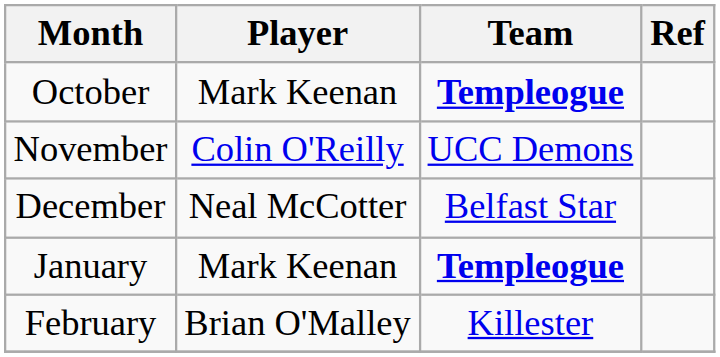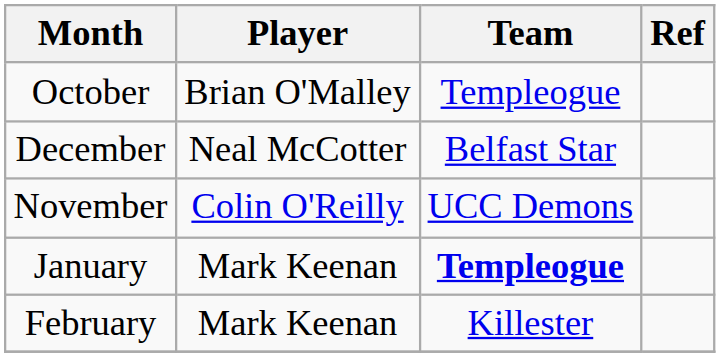(298, 91) Mark Keenan -> (298, 91) Brian O'Malley
(530, 91) bold -> (530, 91) normal
rows swapped: (91, 149) <-> (91, 206)
(298, 322) Brian O'Malley -> (298, 322) Mark Keenan
